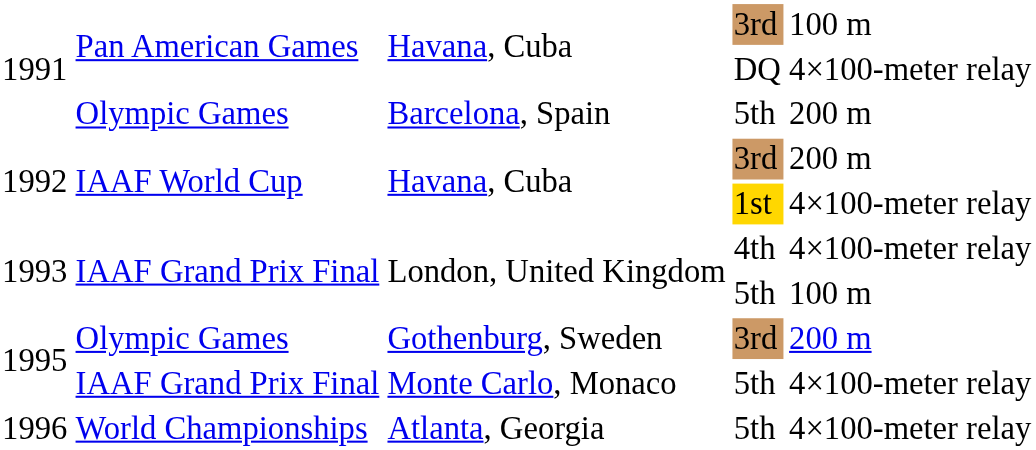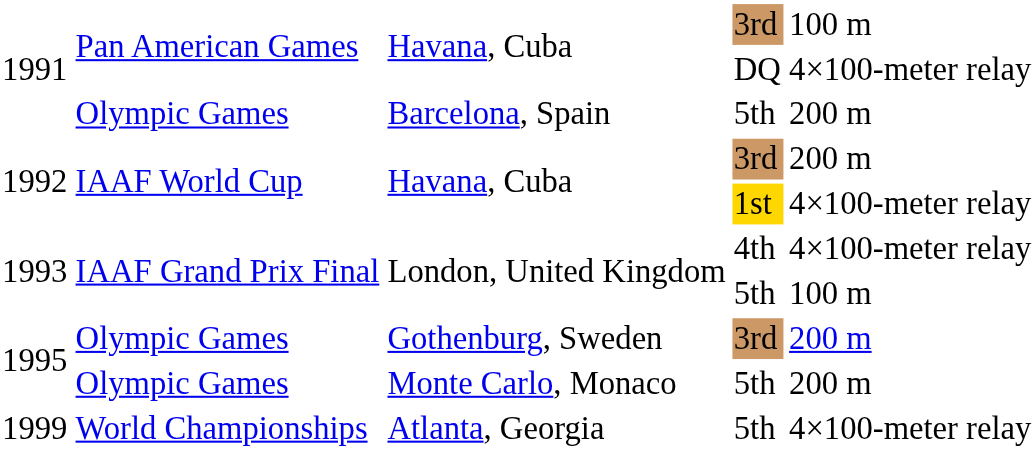(227, 382) IAAF Grand Prix Final -> (182, 382) Olympic Games
(910, 382) 4×100-meter relay -> (830, 382) 200 m
(35, 427) 1996 -> (35, 427) 1999
